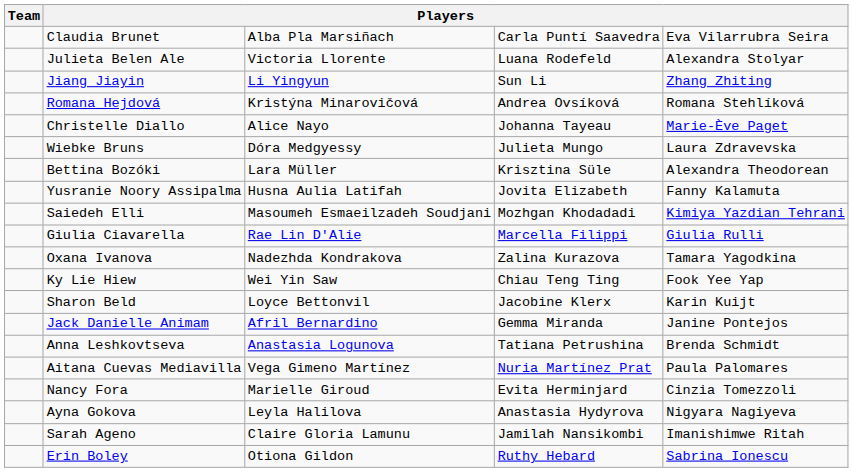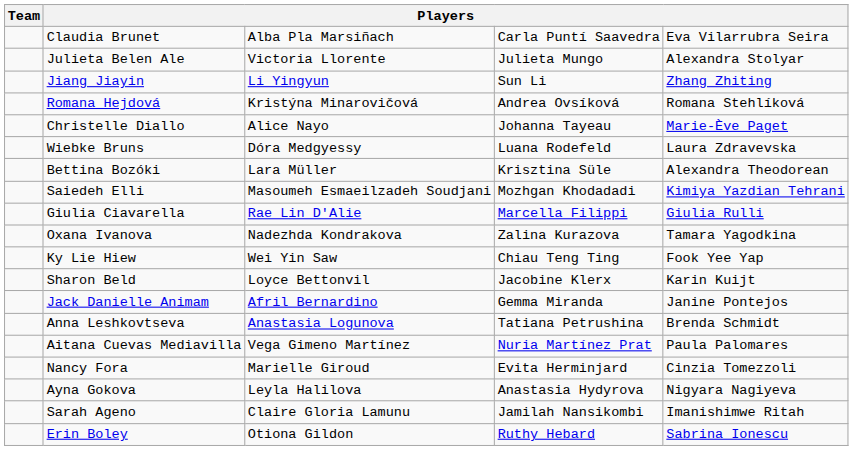(554, 60) Luana Rodefeld -> (550, 60) Julieta Mungo
(550, 148) Julieta Mungo -> (554, 148) Luana Rodefeld
- row: (144, 192)
